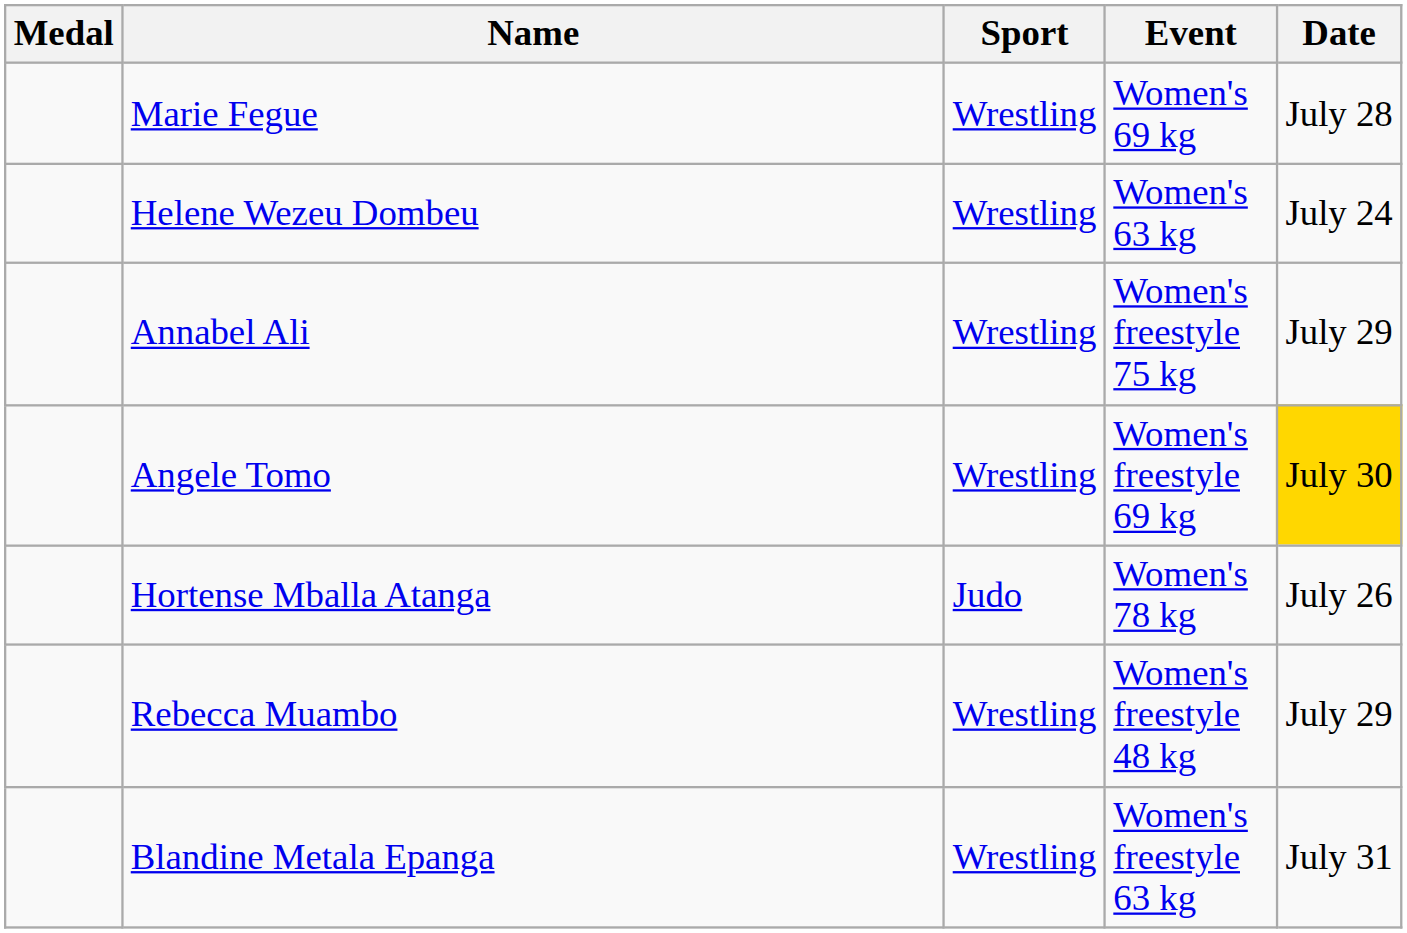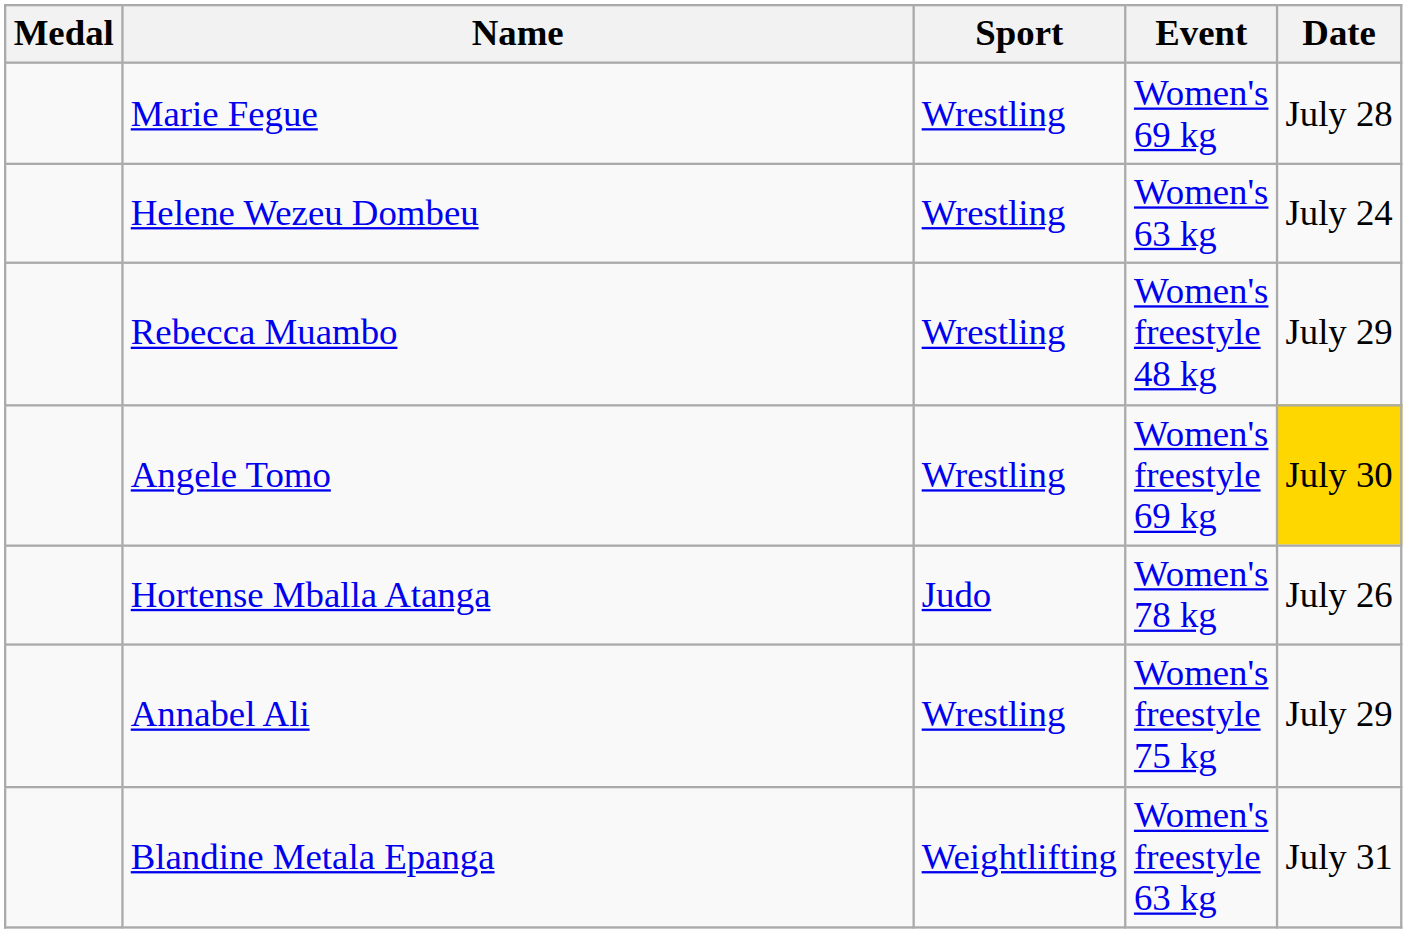rows swapped: (220, 332) <-> (264, 715)
(1025, 856) Wrestling -> (1019, 856) Weightlifting
